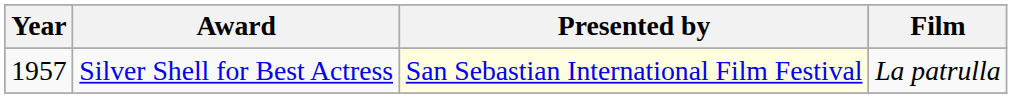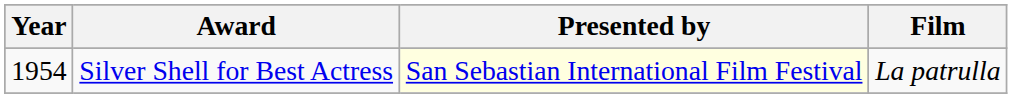(39, 70) 1957 -> (39, 70) 1954
